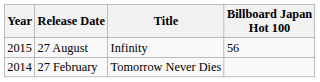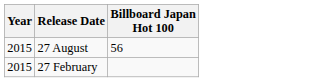- column: (166, 21)
(20, 67) 2014 -> (20, 67) 2015
